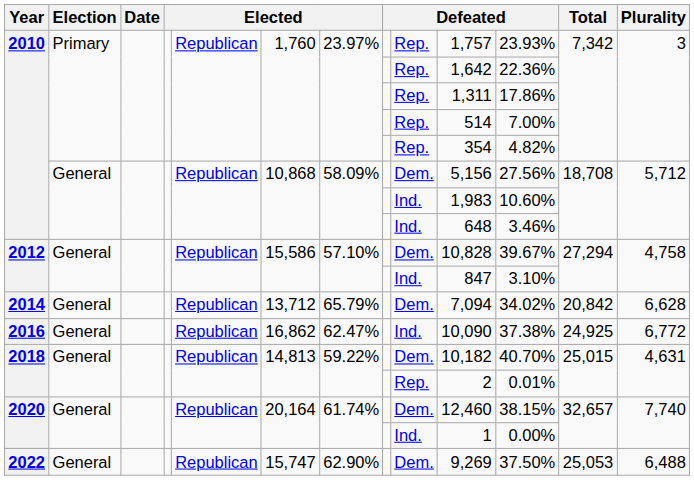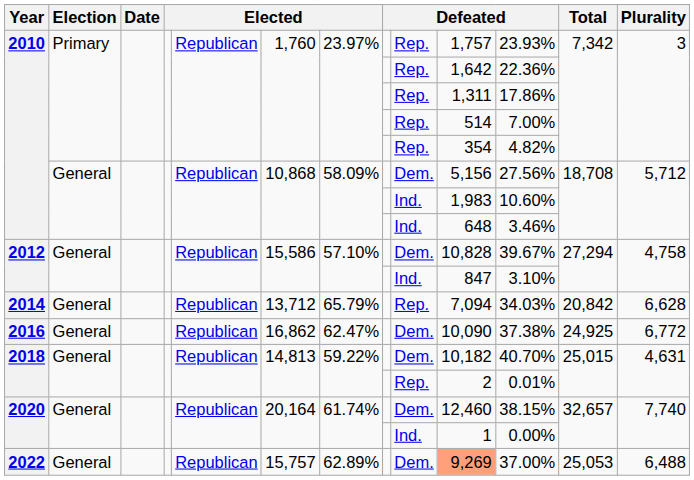(414, 305) Dem. -> (412, 305) Rep.
(527, 305) 34.02% -> (527, 305) 34.03%
(408, 331) Ind. -> (414, 331) Dem.
(290, 461) 15,747 -> (290, 461) 15,757
(351, 461) 62.90% -> (351, 461) 62.89%
(471, 461) no background -> (471, 461) lightsalmon background
(527, 461) 37.50% -> (527, 461) 37.00%
